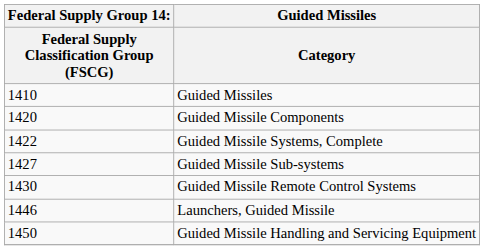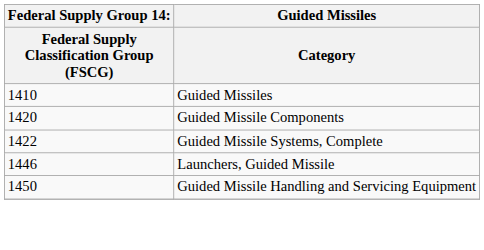- row: (261, 164)
- row: (297, 187)
